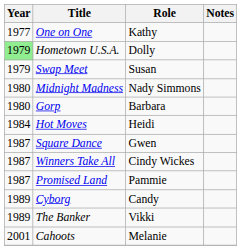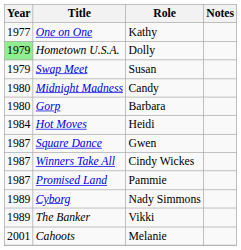(165, 87) Nady Simmons -> (144, 87) Candy
(144, 198) Candy -> (165, 198) Nady Simmons
